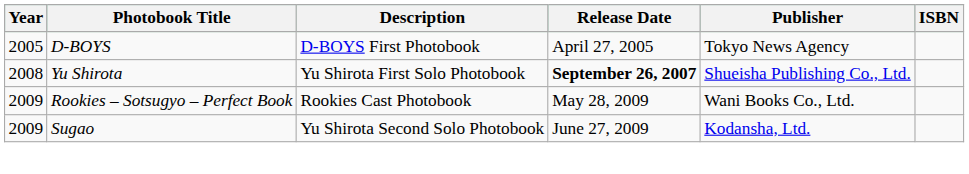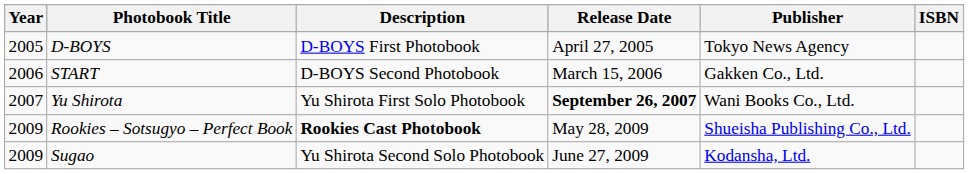+ row: (75, 73)
(26, 73) 2008 -> (26, 100) 2007
(808, 73) Shueisha Publishing Co., Ltd. -> (779, 100) Wani Books Co., Ltd.
(386, 100) normal -> (391, 127) bold
(779, 100) Wani Books Co., Ltd. -> (808, 127) Shueisha Publishing Co., Ltd.
